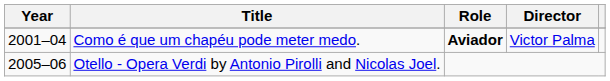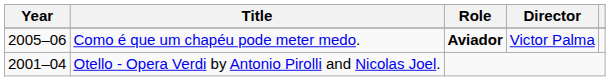(37, 40) 2001–04 -> (37, 40) 2005–06
(37, 64) 2005–06 -> (37, 64) 2001–04
